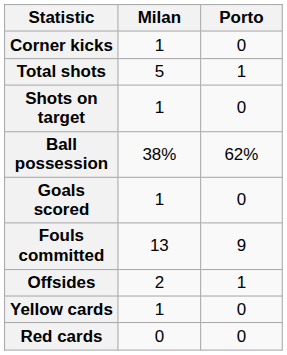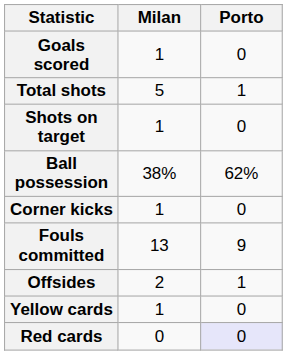rows swapped: (61, 200) <-> (61, 44)
(241, 336) no background -> (241, 336) lavender background
